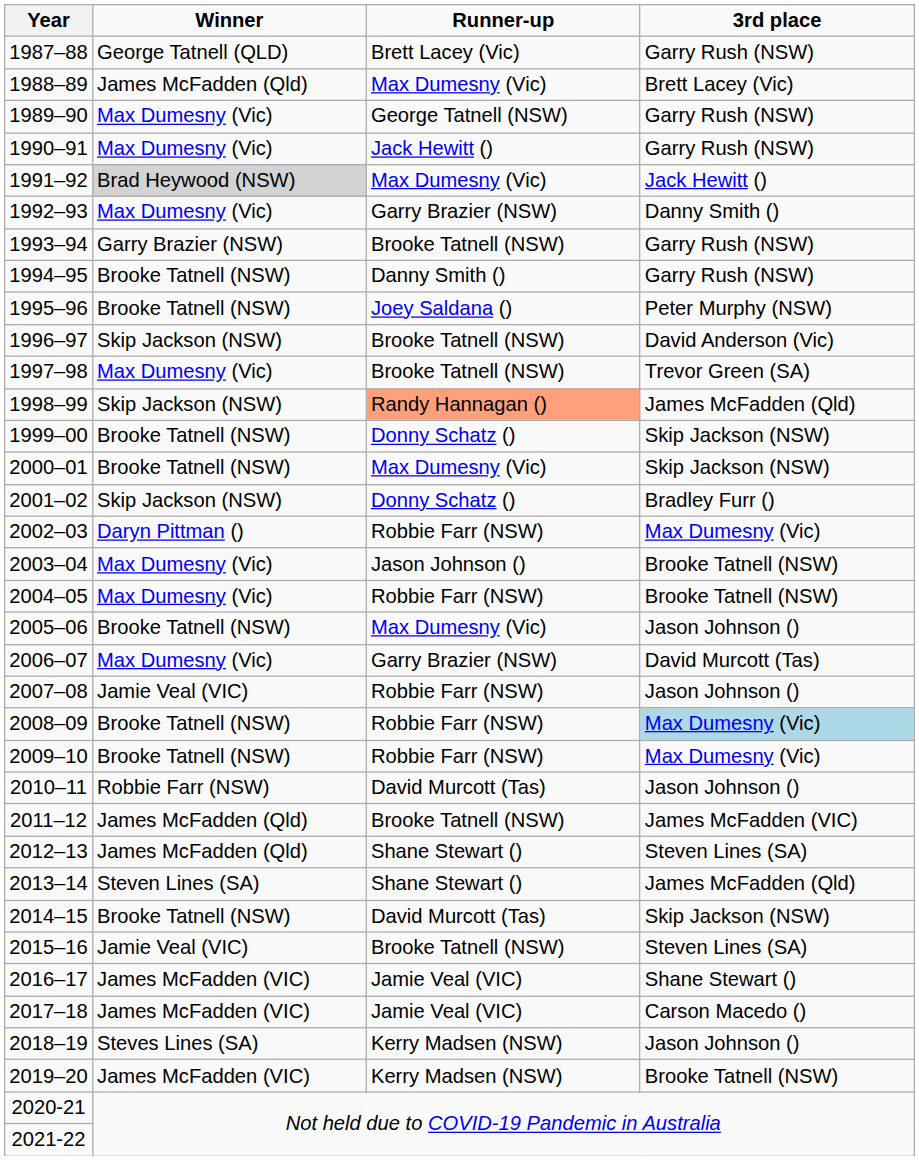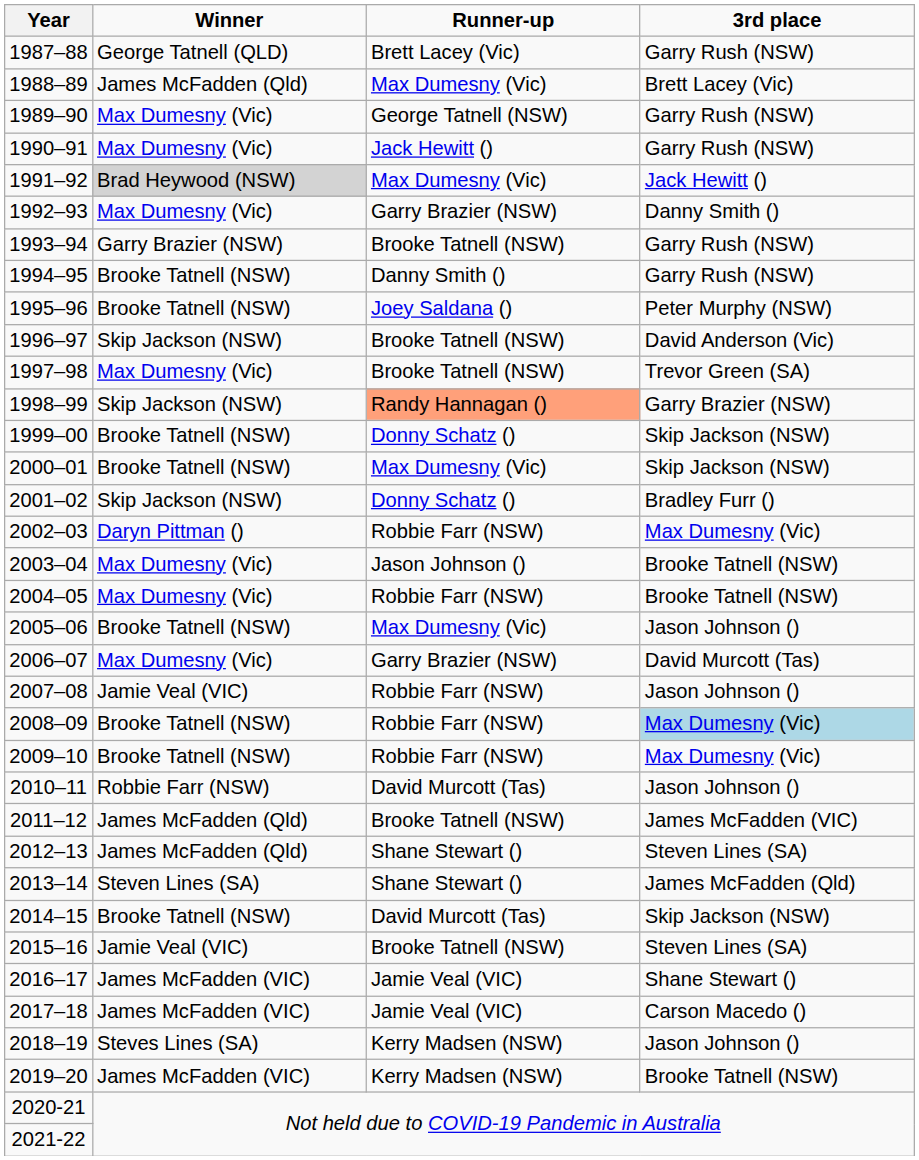(750, 404) James McFadden (Qld) -> (738, 404) Garry Brazier (NSW)
